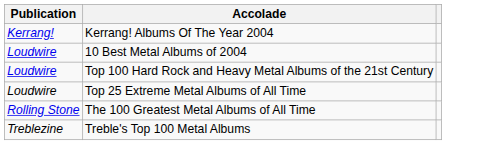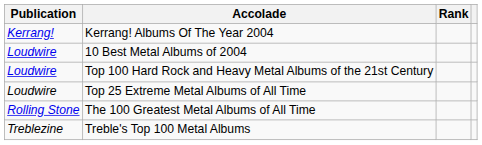+ column: (454, 14)
